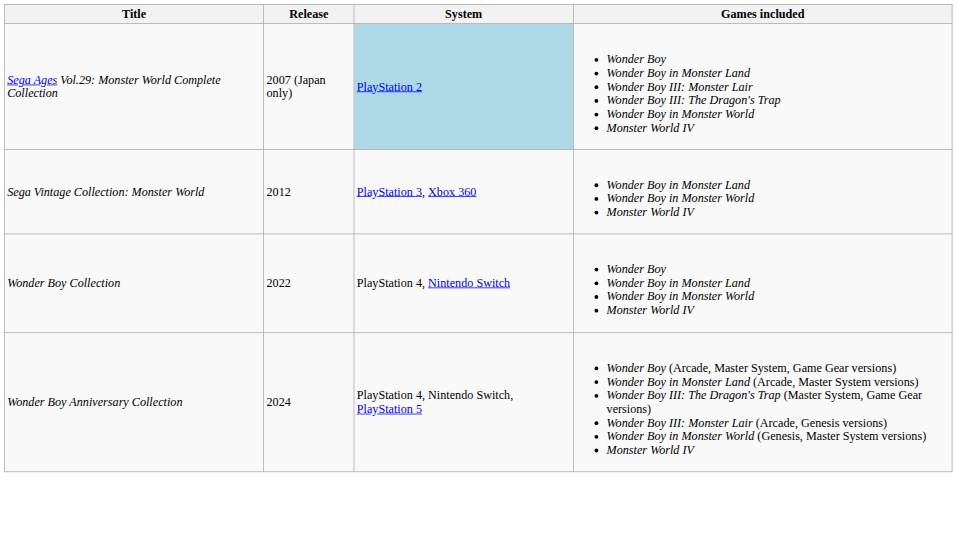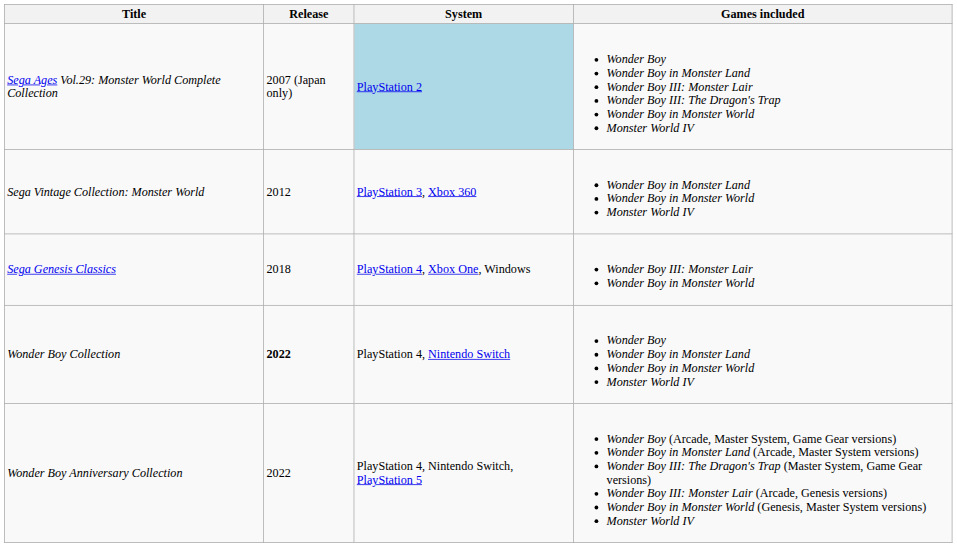+ row: (62, 269)
(279, 283) normal -> (279, 354) bold
(279, 402) 2024 -> (279, 473) 2022
